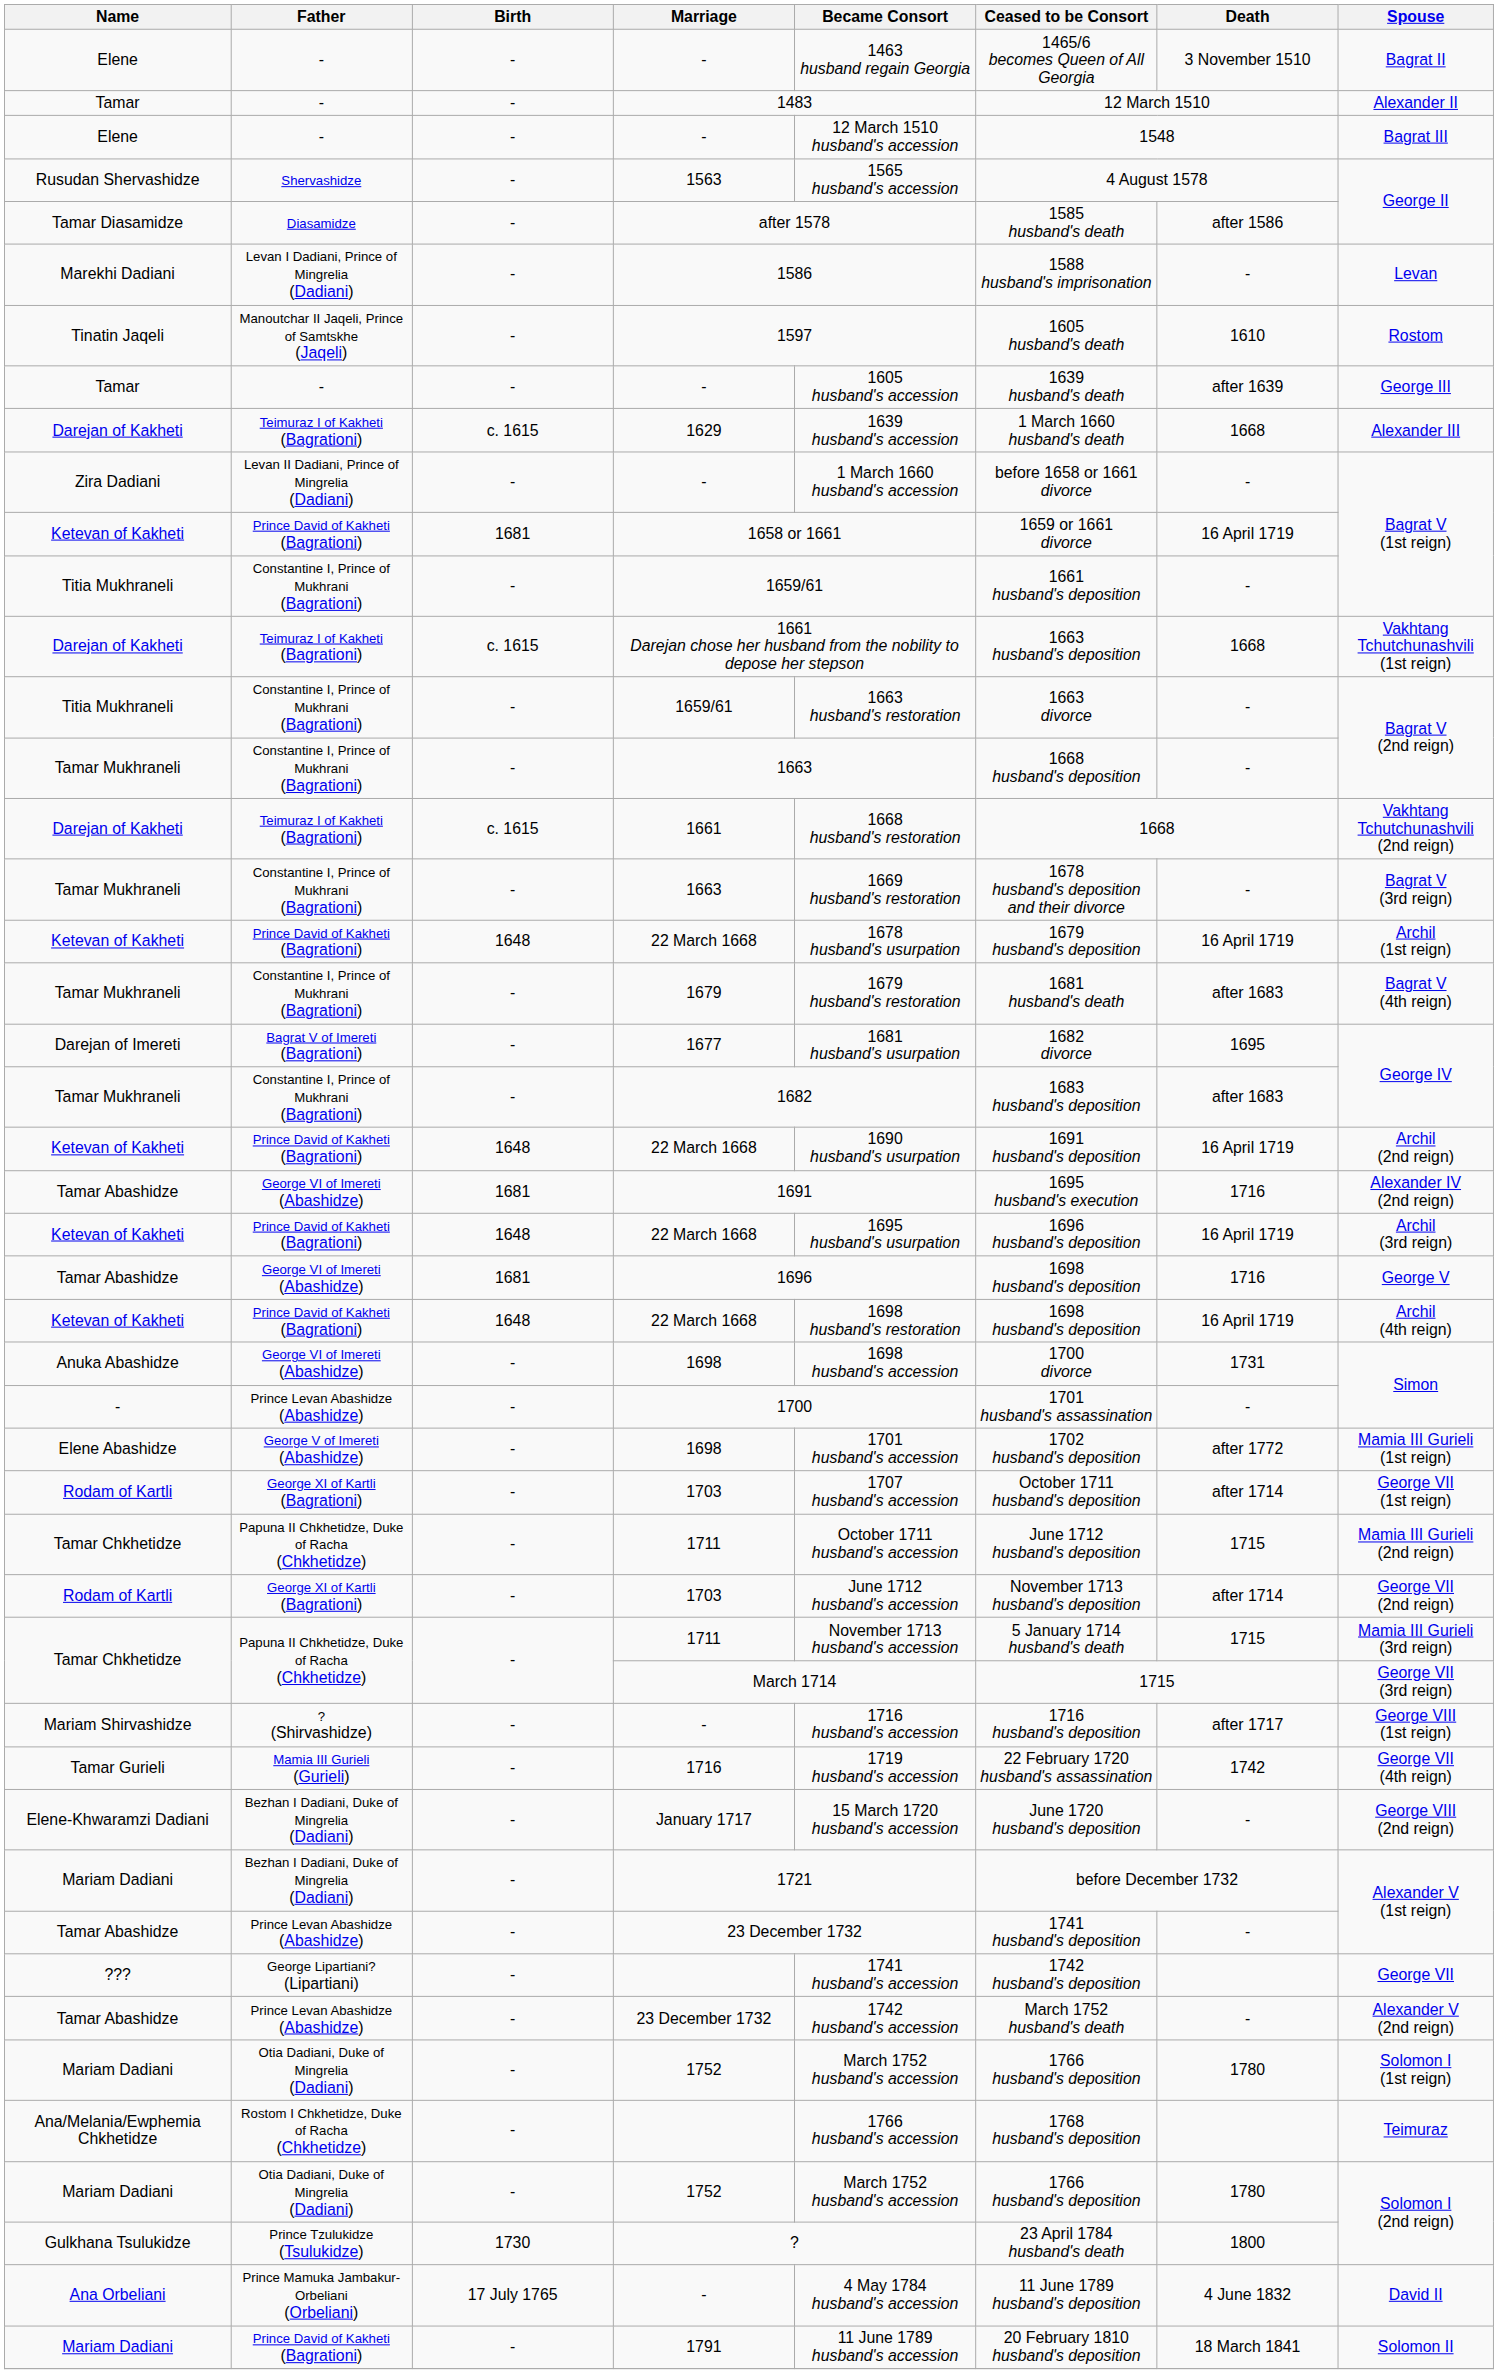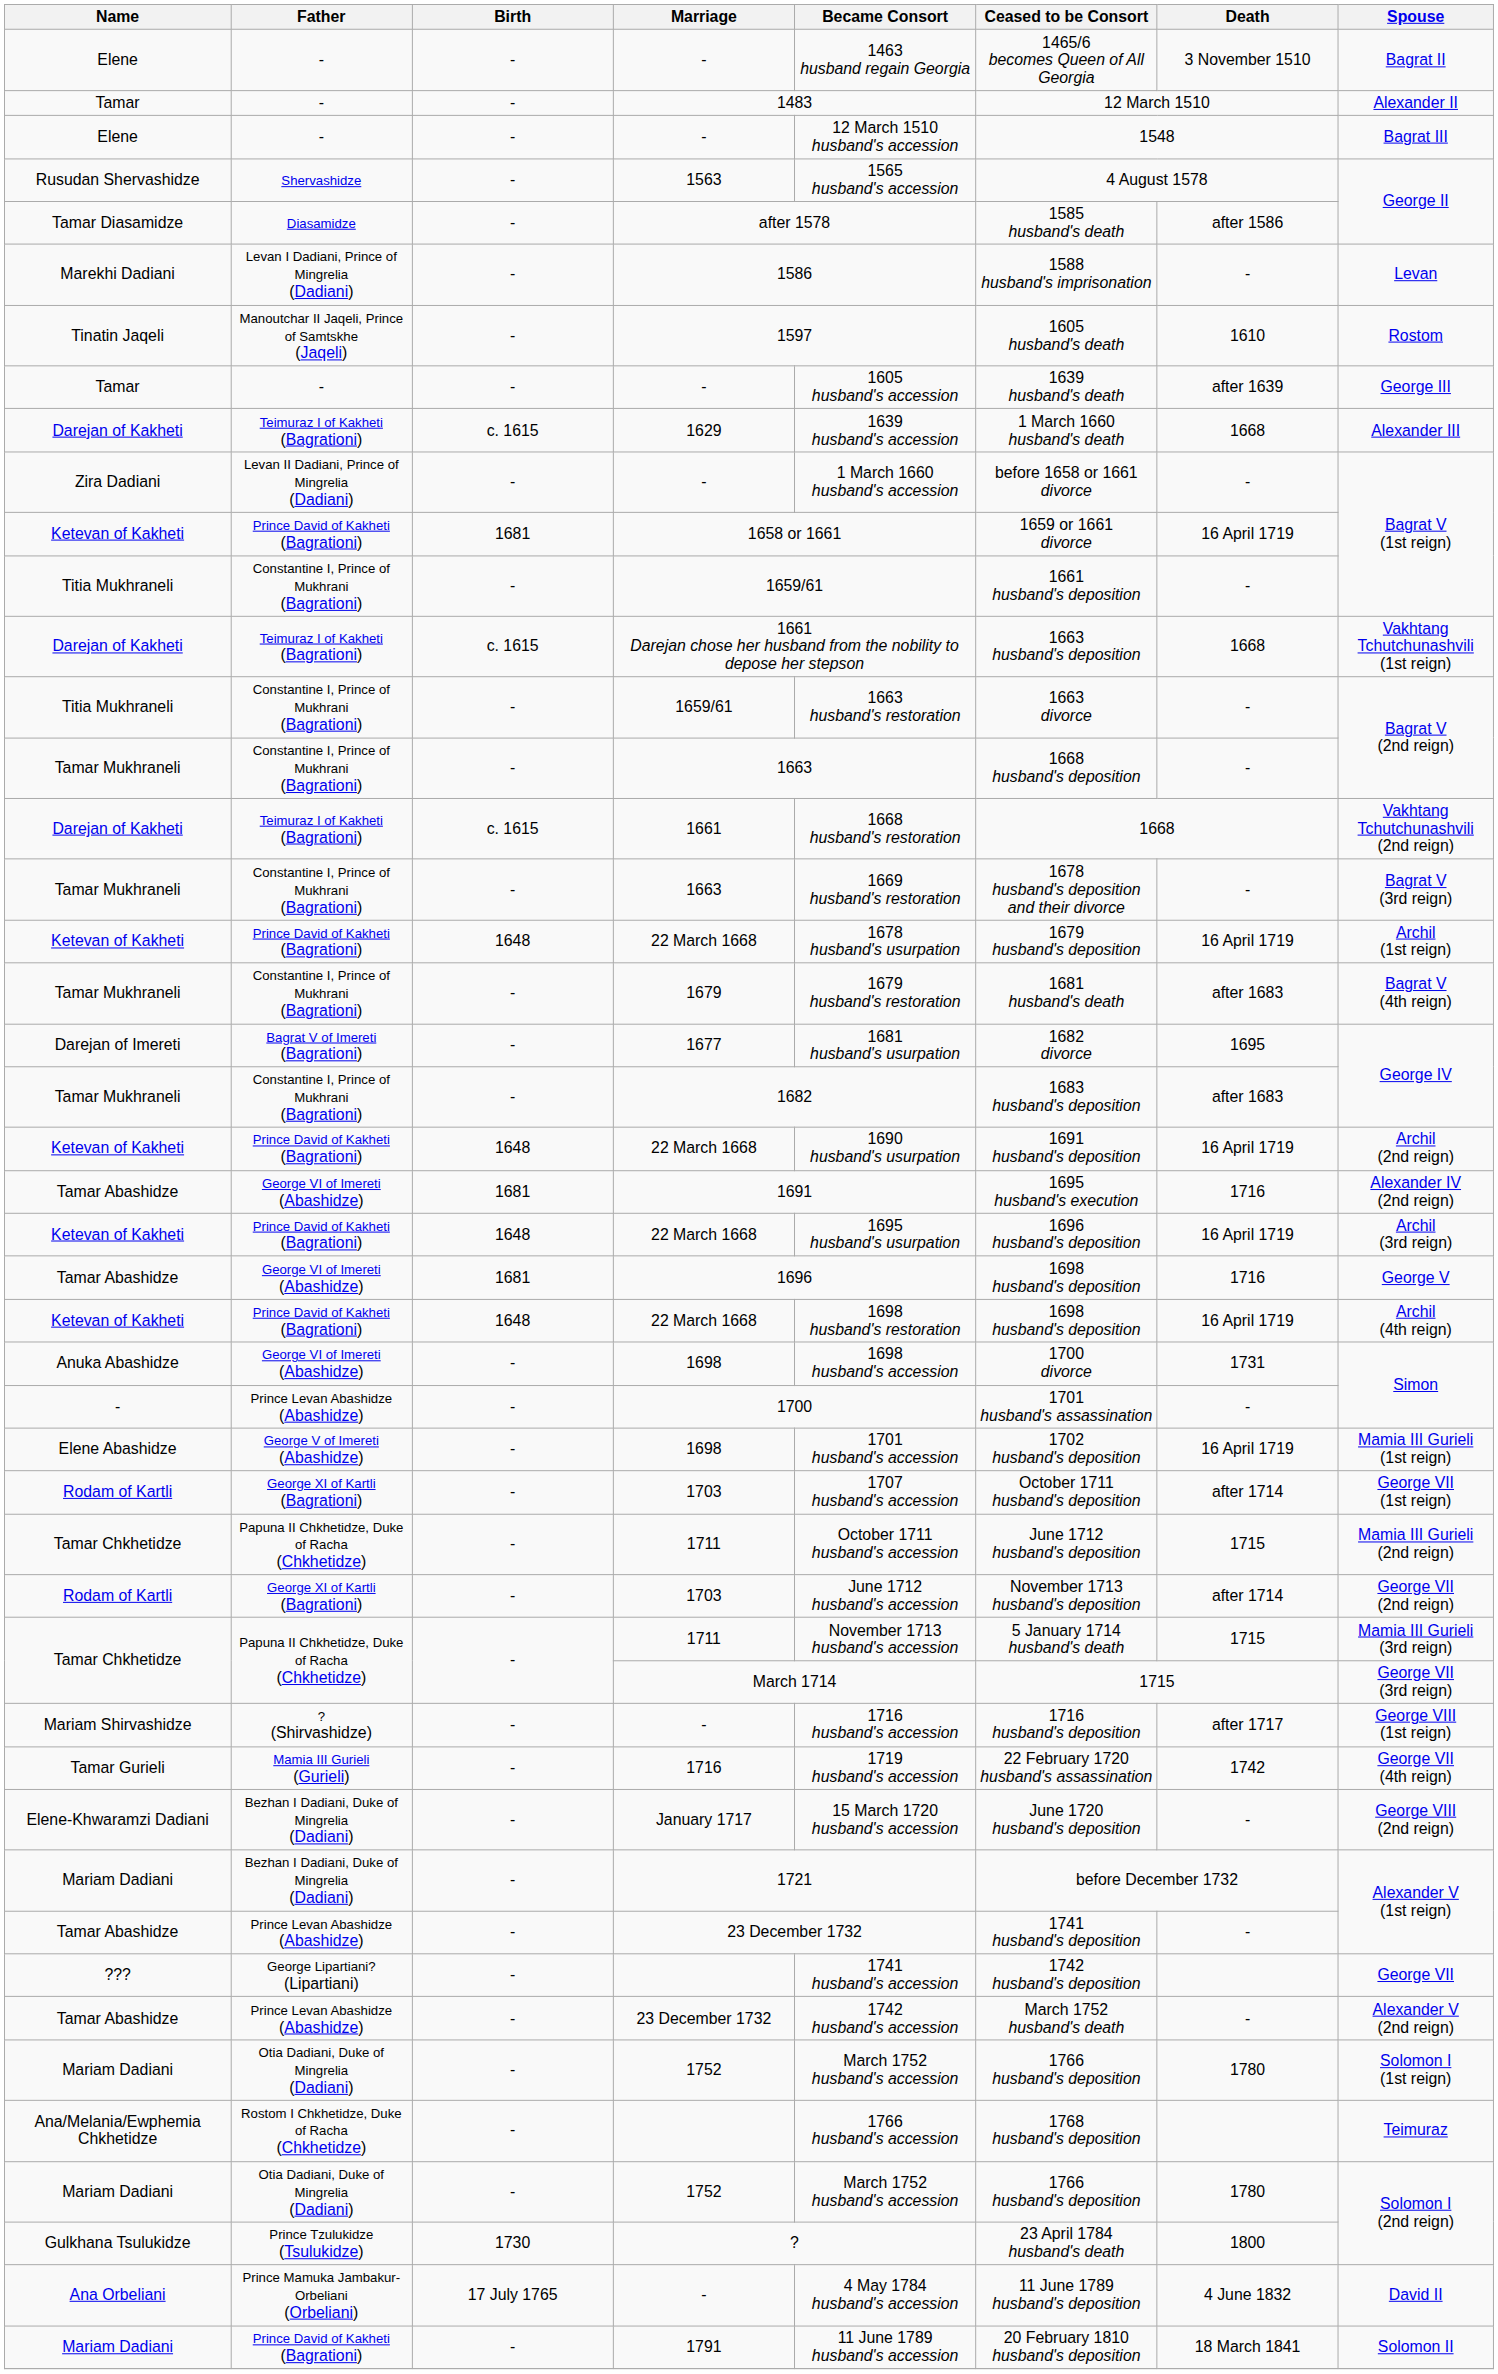(1248, 1449) after 1772 -> (1248, 1449) 16 April 1719
